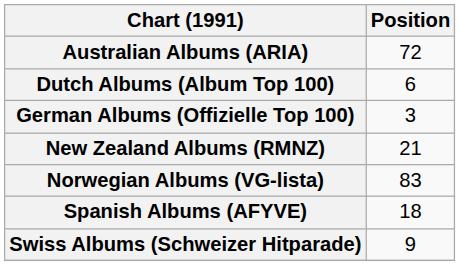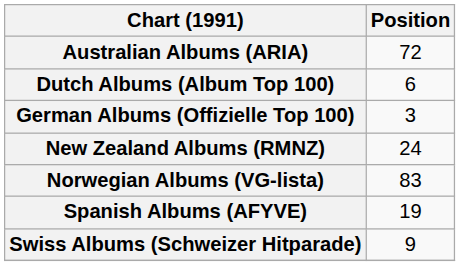(410, 148) 21 -> (410, 148) 24
(410, 212) 18 -> (410, 212) 19
